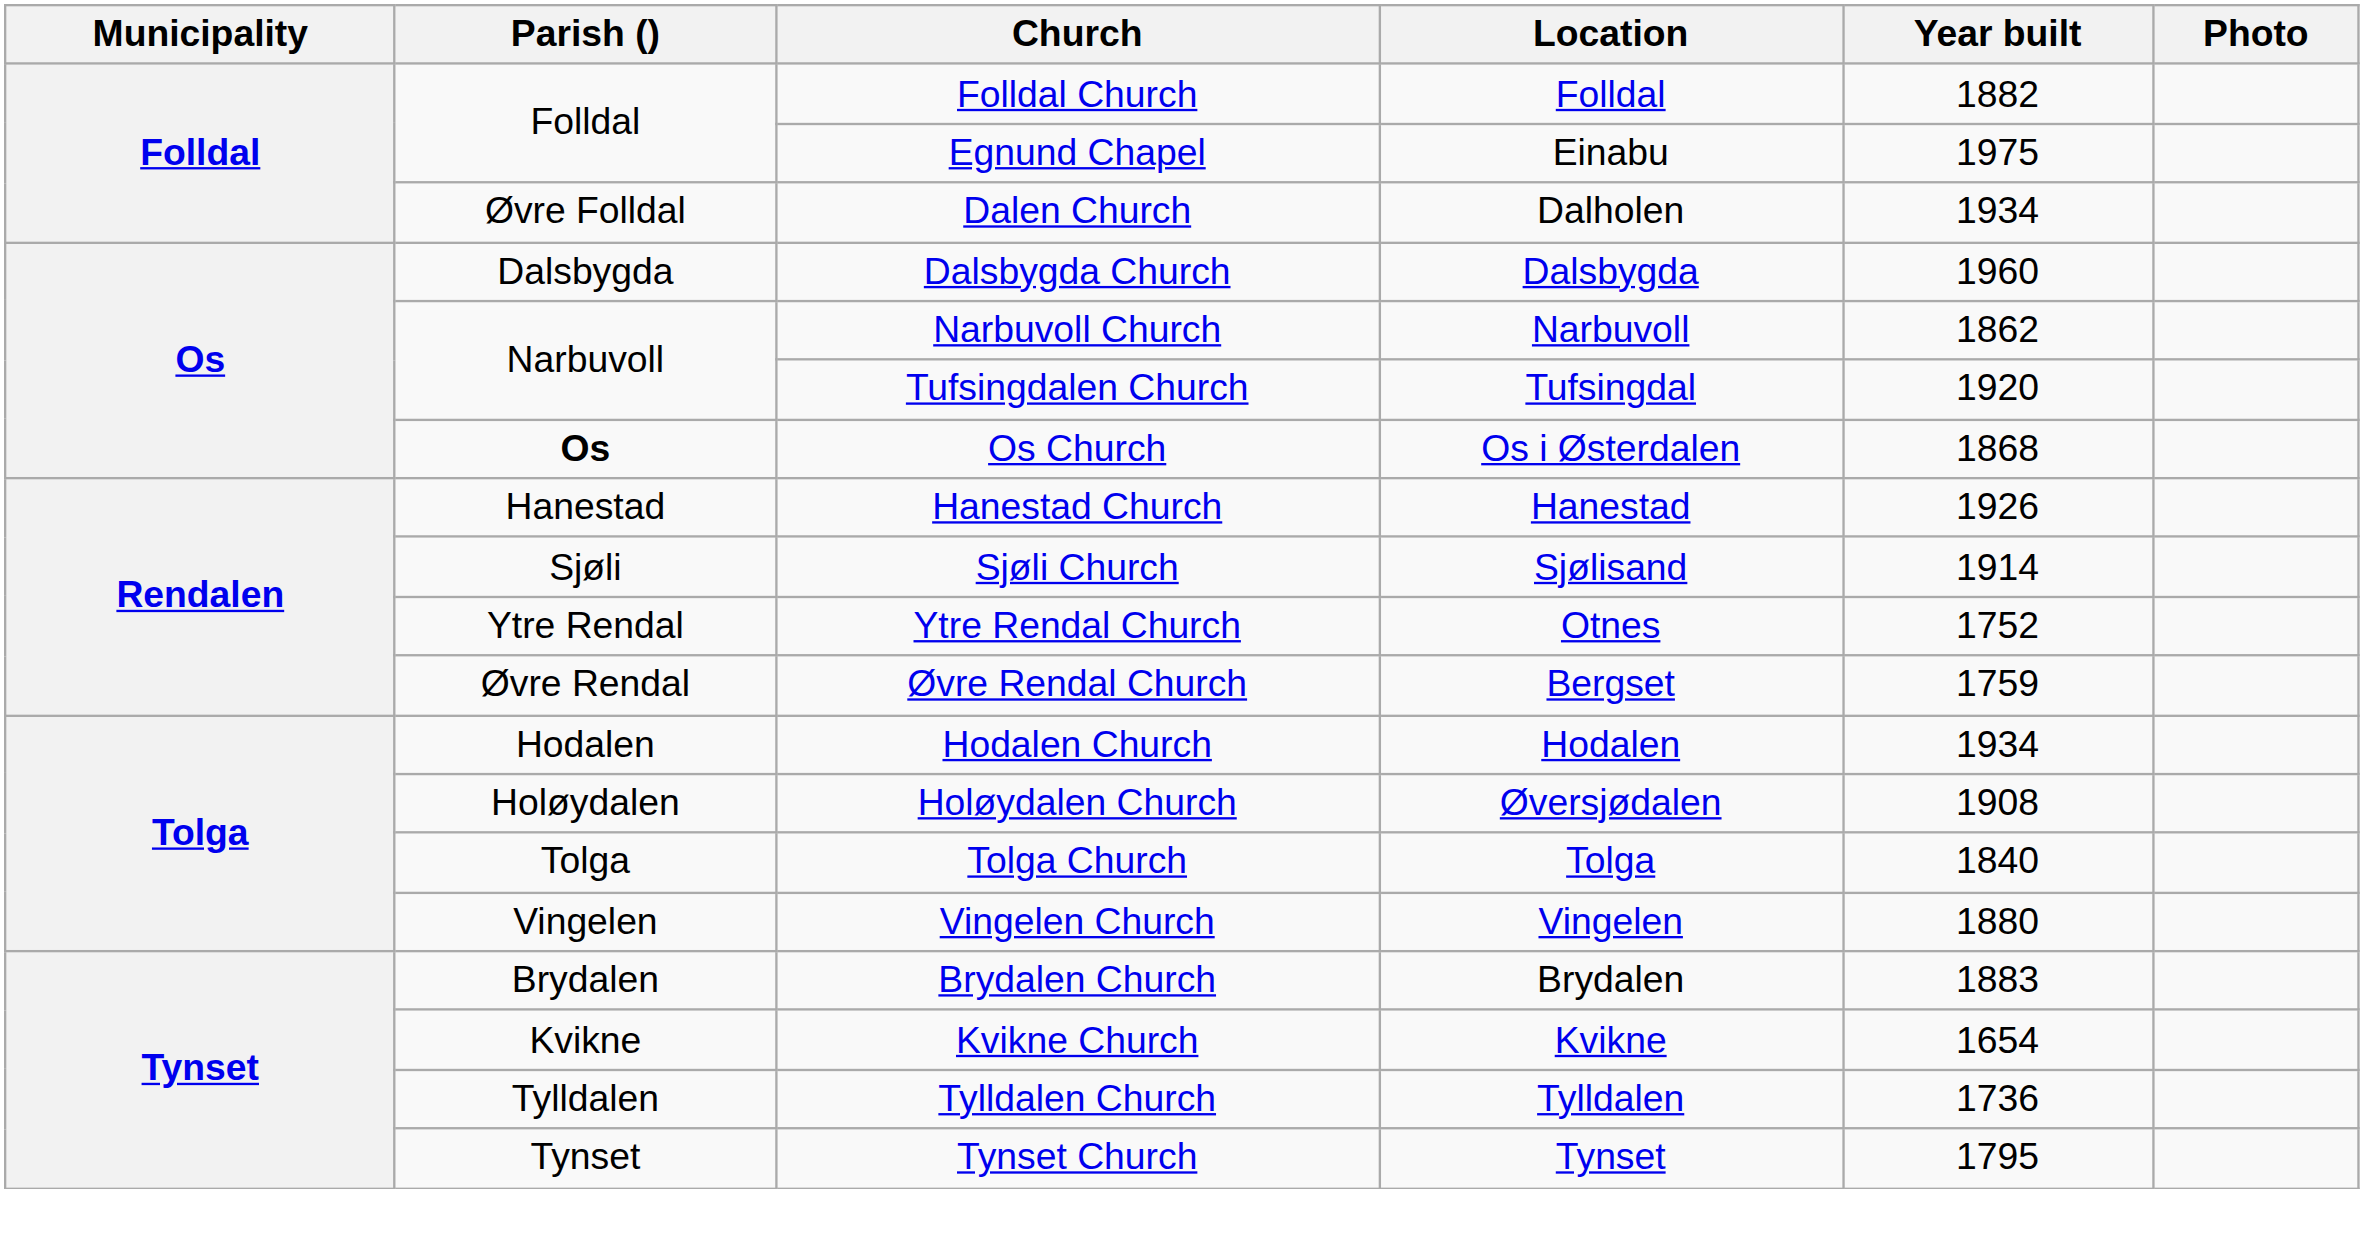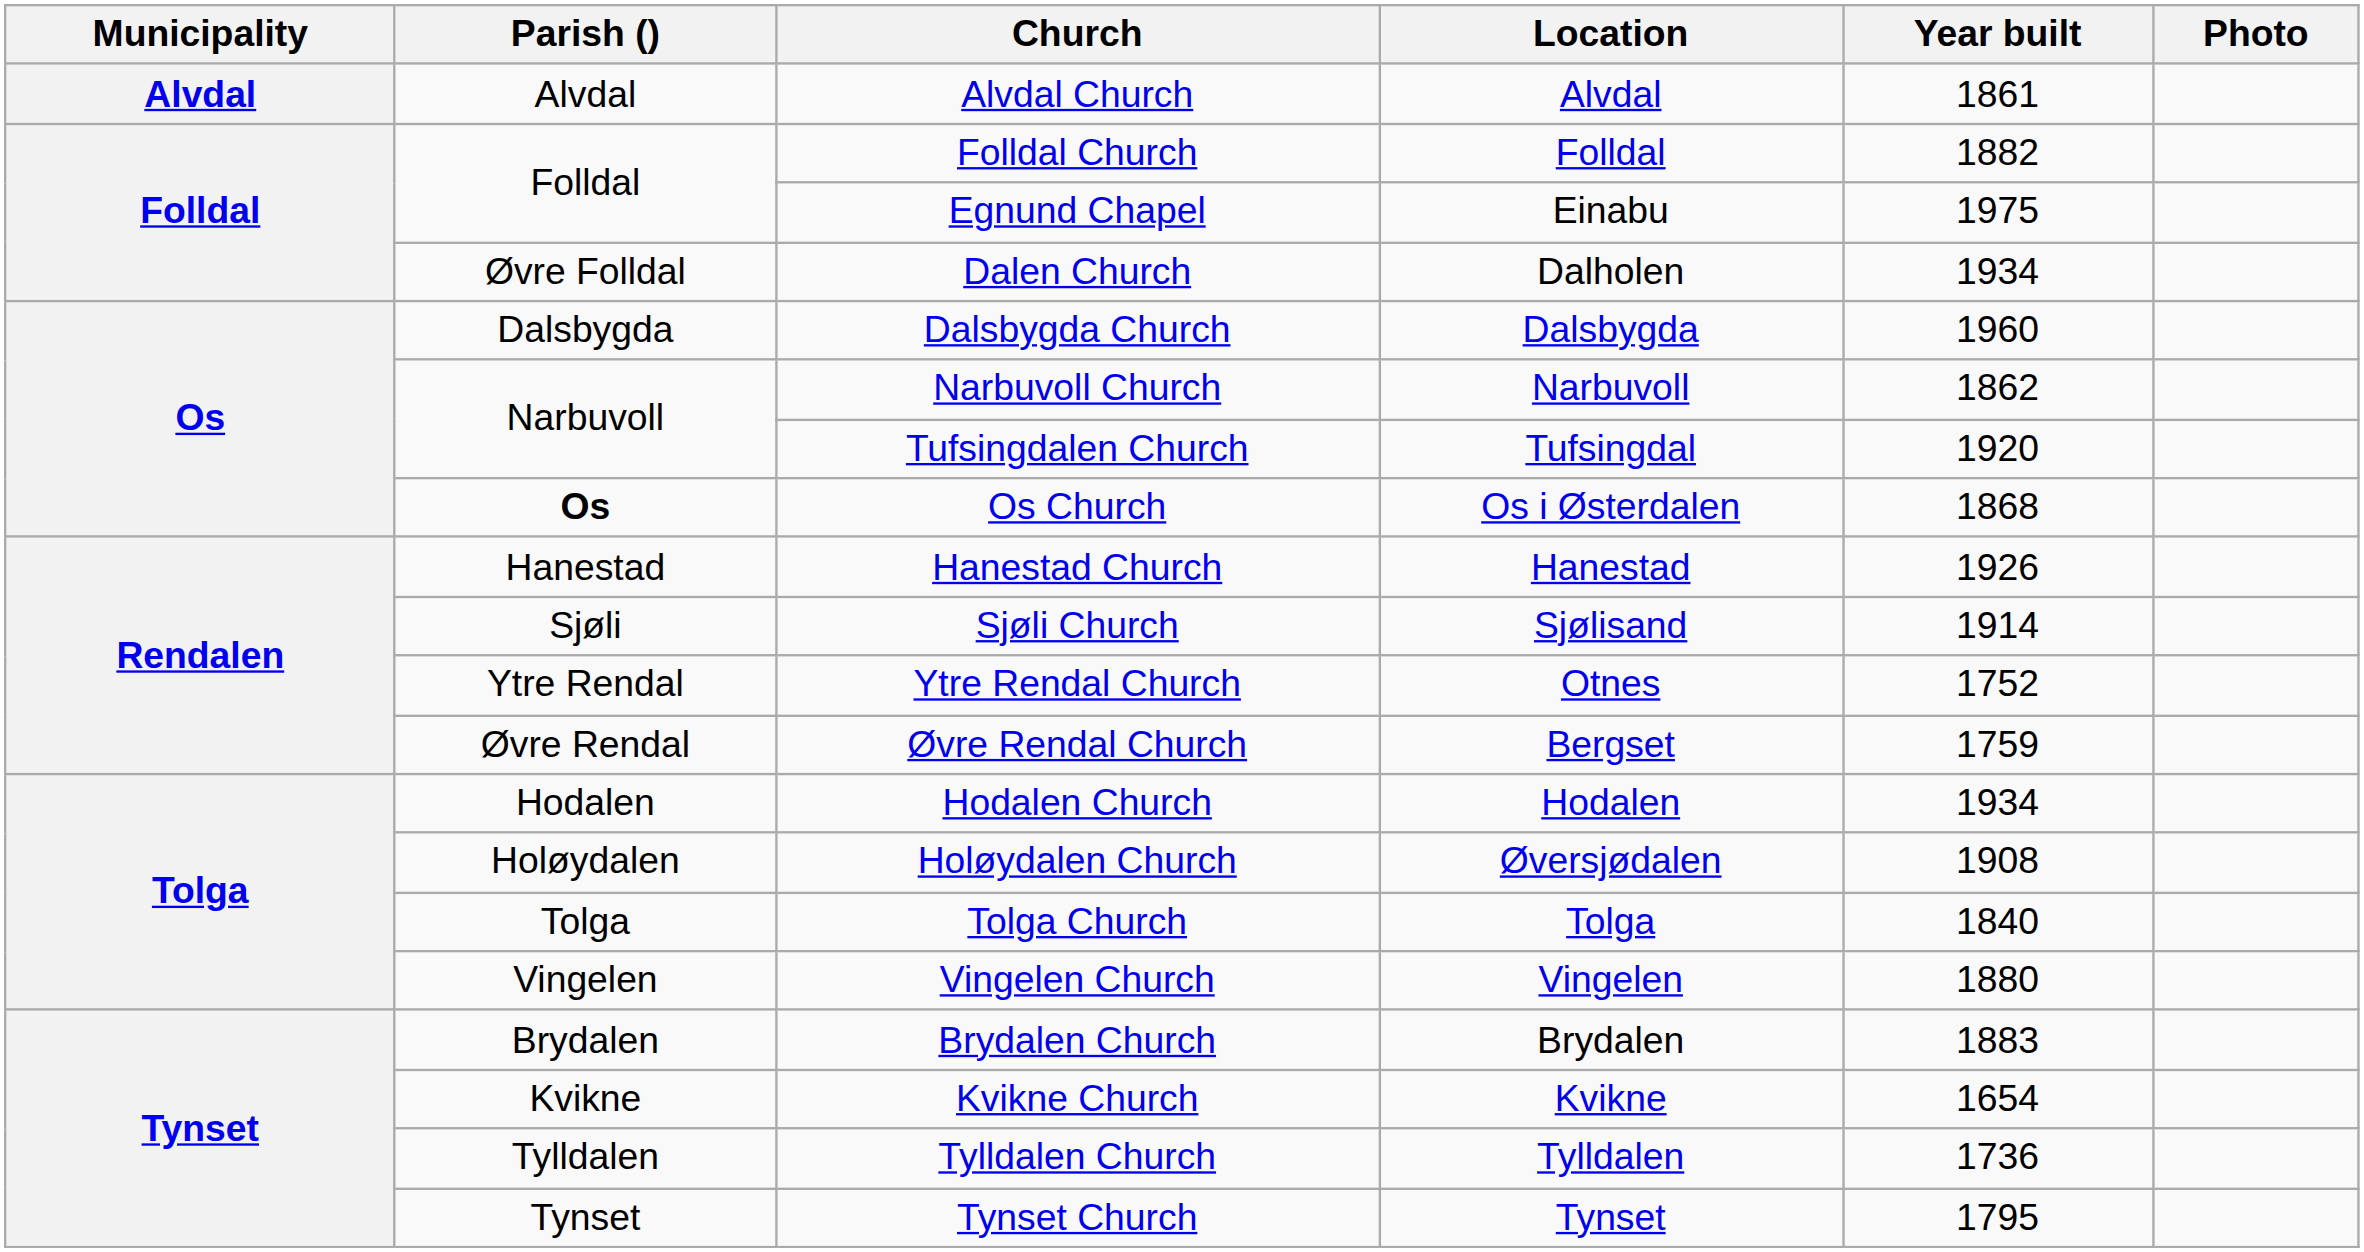+ row: (1077, 93)
